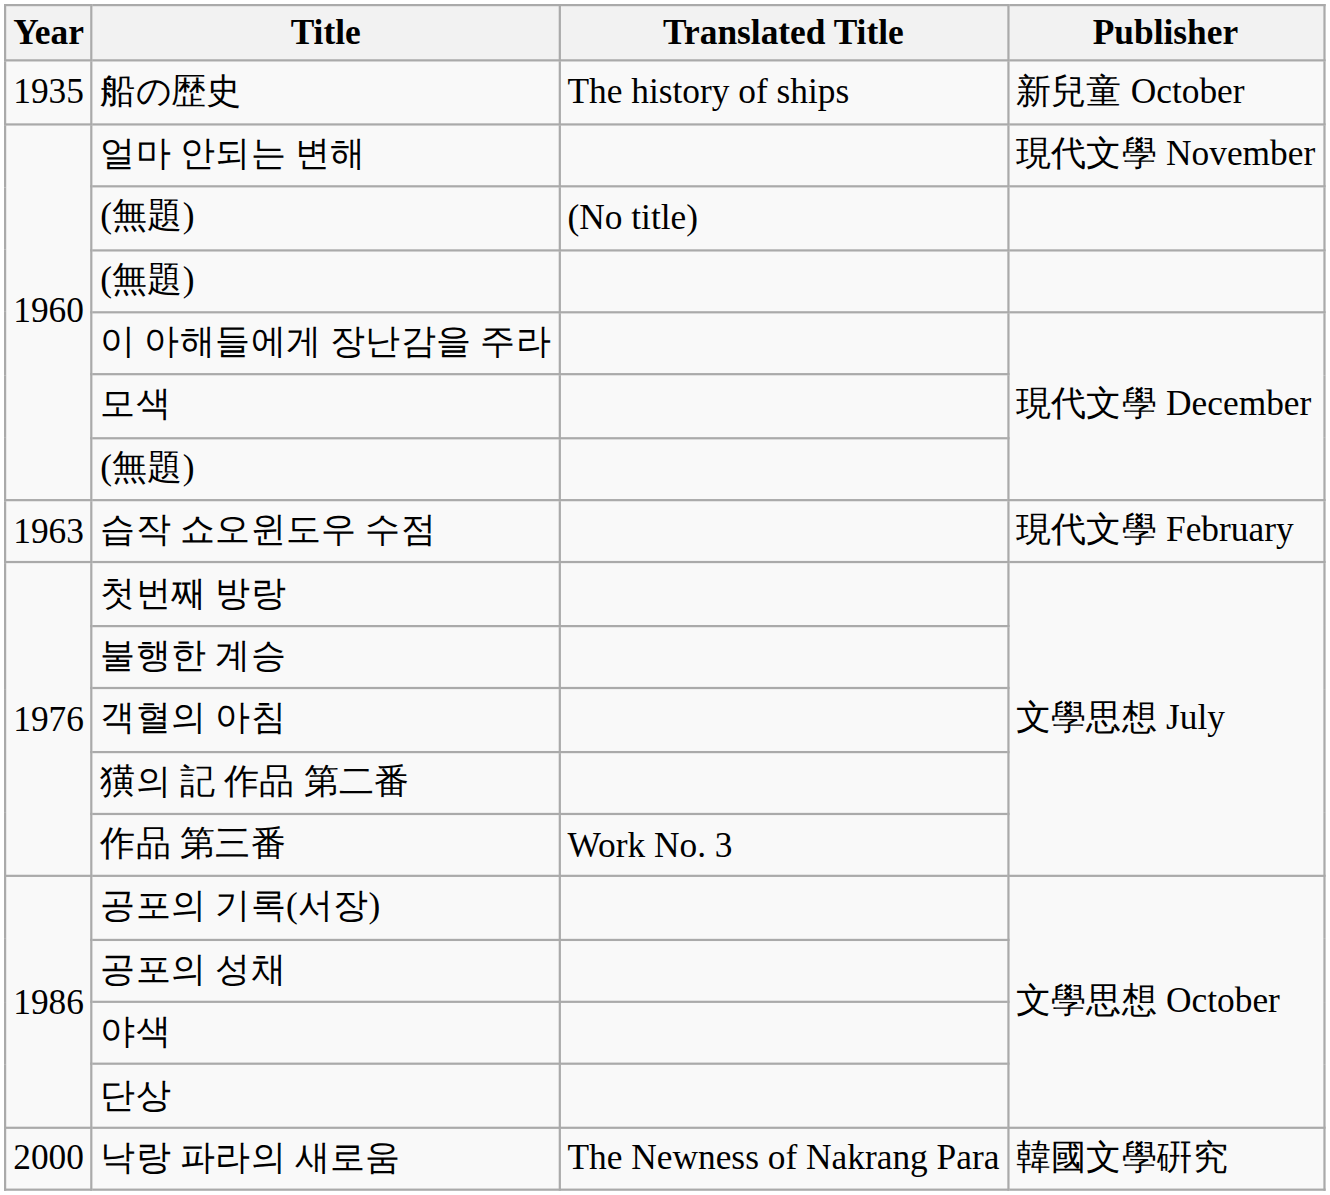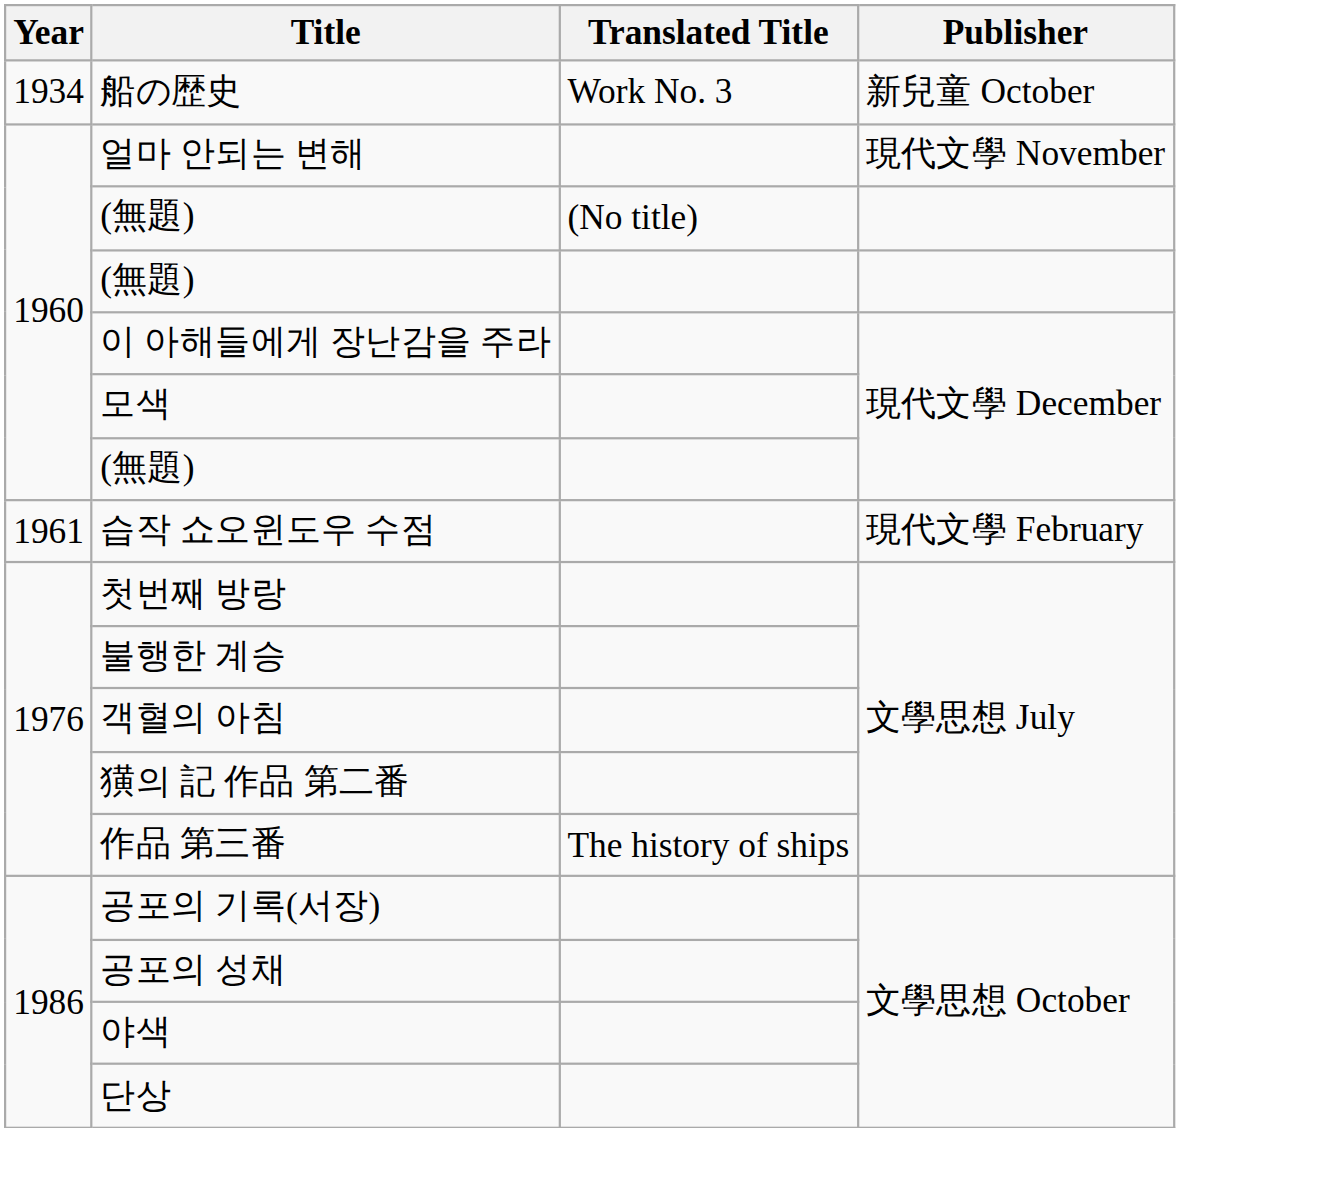(49, 91) 1935 -> (49, 91) 1934
(708, 91) The history of ships -> (650, 91) Work No. 3
(49, 530) 1963 -> (49, 530) 1961
(650, 844) Work No. 3 -> (708, 844) The history of ships
- row: (251, 1156)
